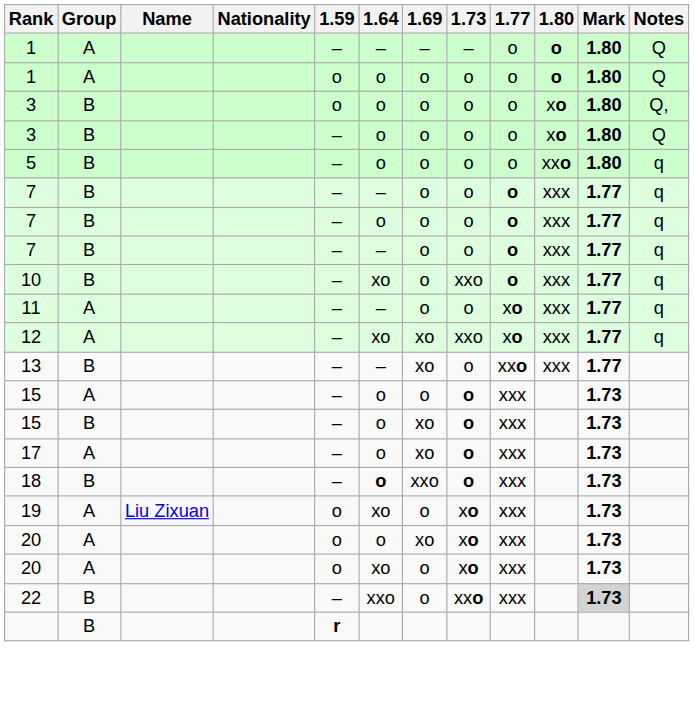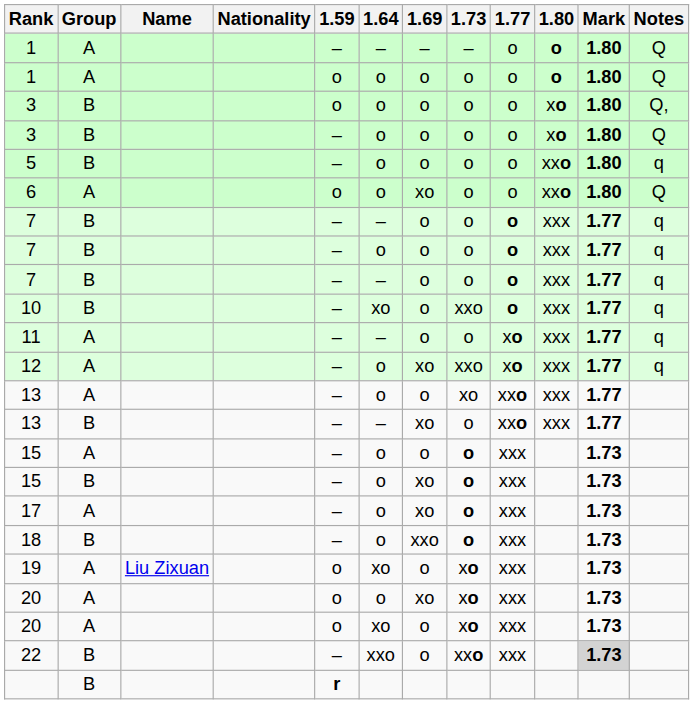+ row: (31, 192)
(381, 337) xo -> (381, 366) o
+ row: (31, 395)
(381, 481) bold -> (381, 539) normal
